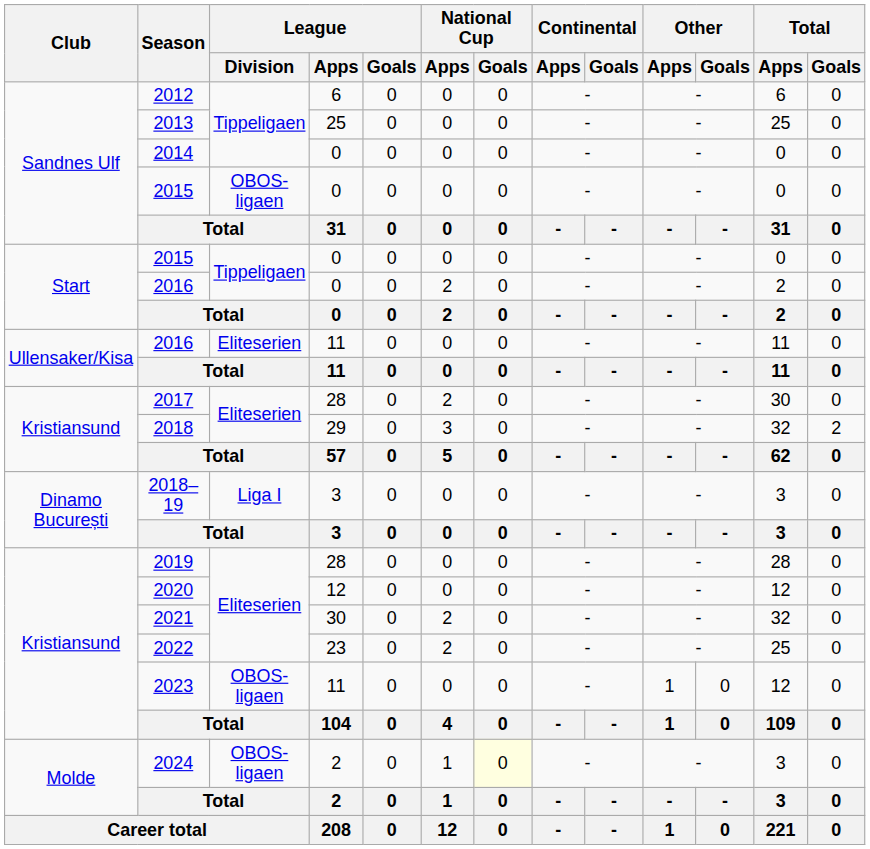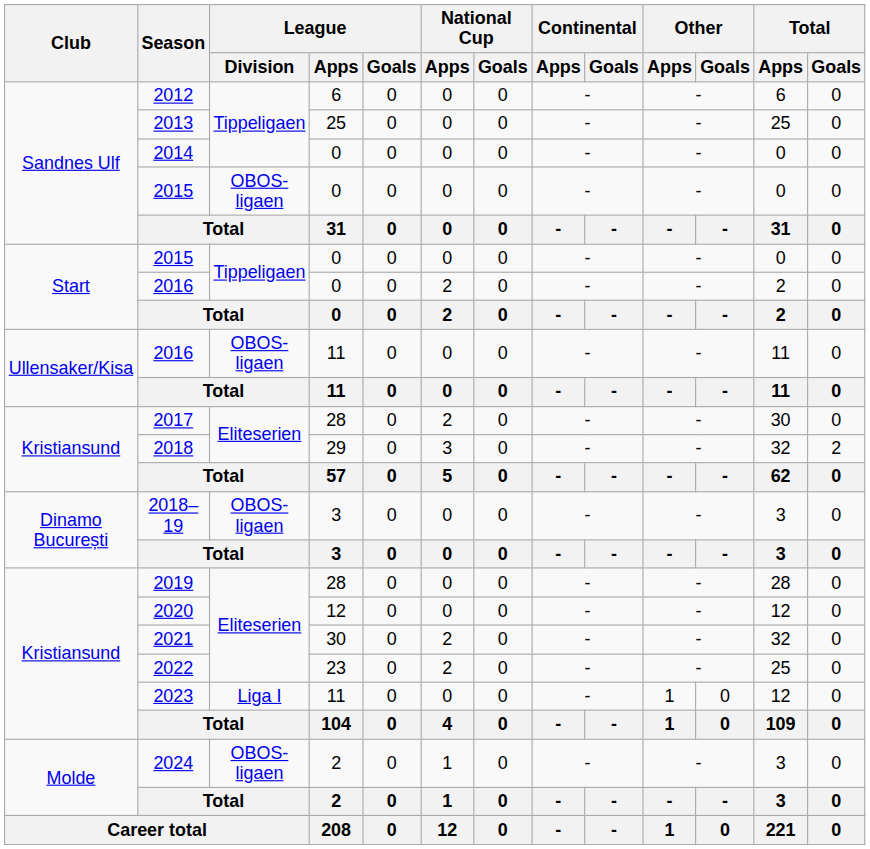(259, 343) Eliteserien -> (259, 353) OBOS-ligaen
(259, 495) Liga I -> (259, 515) OBOS-ligaen
(259, 686) OBOS-ligaen -> (259, 696) Liga I
(503, 763) lightyellow background -> (503, 763) no background
